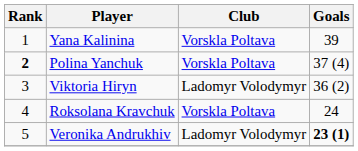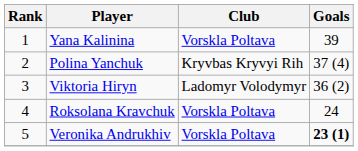(25, 63) bold -> (25, 63) normal
(228, 63) Vorskla Poltava -> (242, 63) Kryvbas Kryvyi Rih
(244, 134) Ladomyr Volodymyr -> (228, 134) Vorskla Poltava
